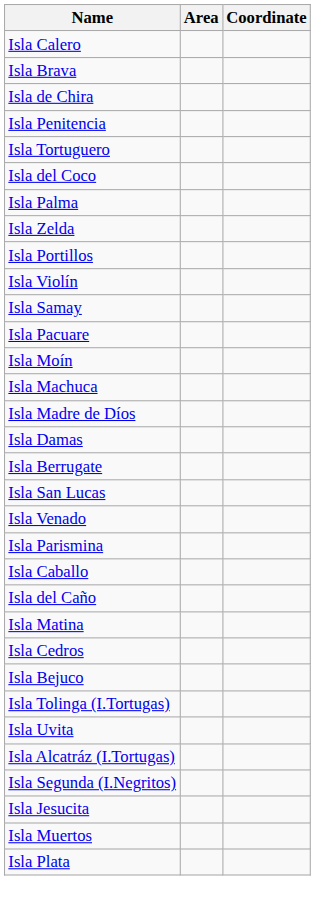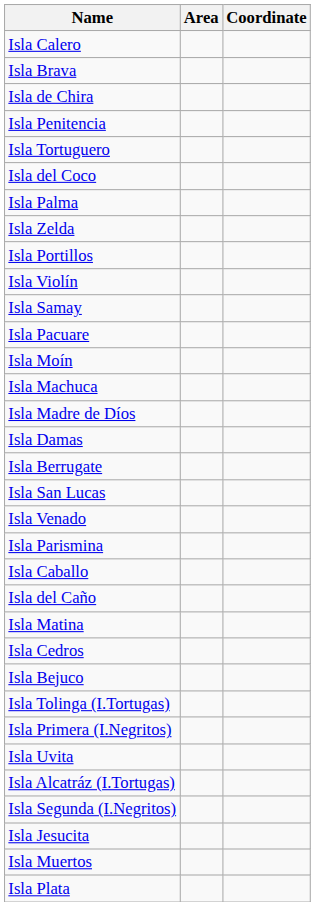+ row: (90, 730)
